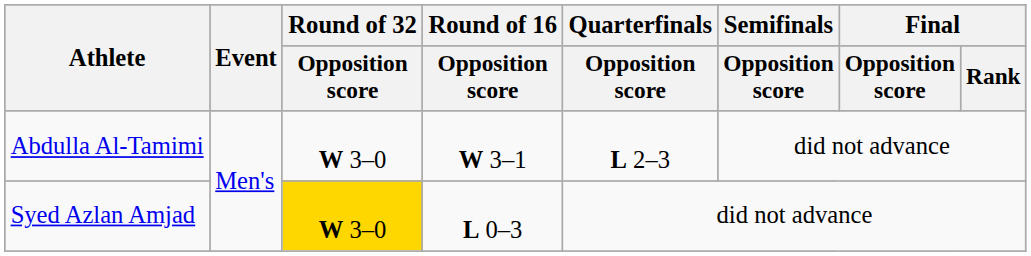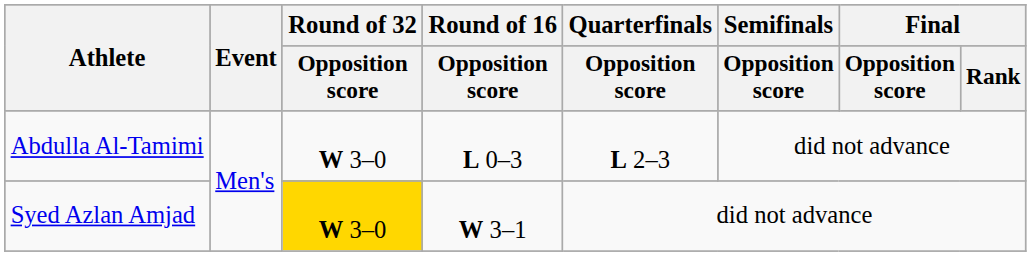(493, 160) W 3–1 -> (493, 160) L 0–3
(493, 230) L 0–3 -> (493, 230) W 3–1
